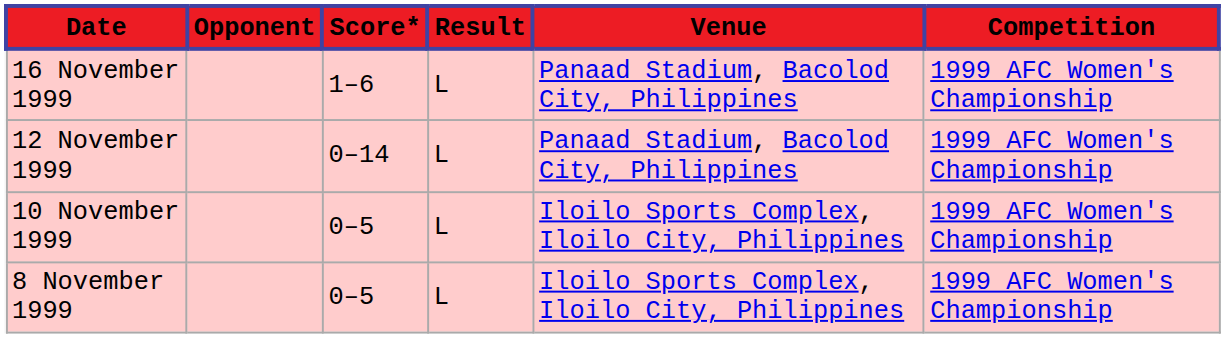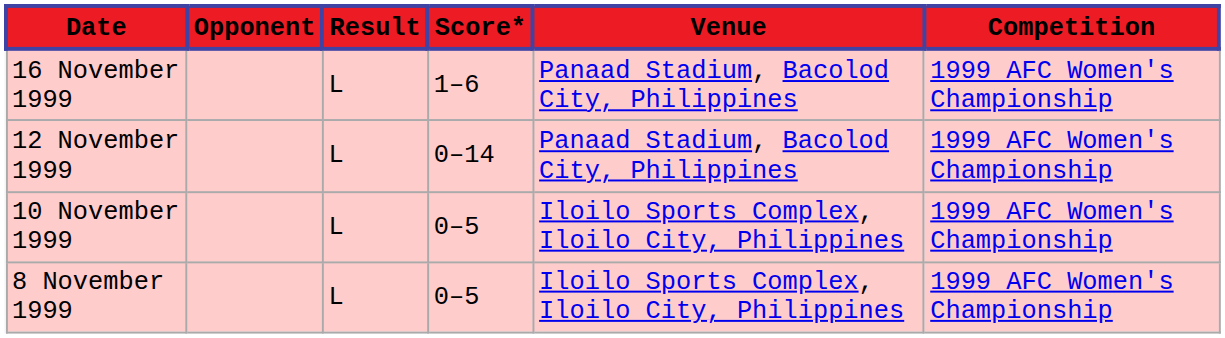columns swapped: (480, 28) <-> (375, 28)
